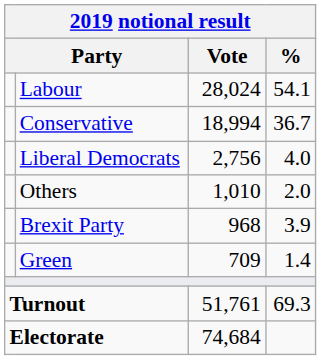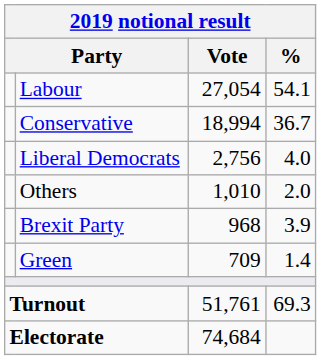(231, 89) 28,024 -> (231, 89) 27,054
